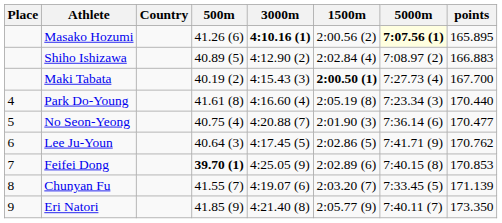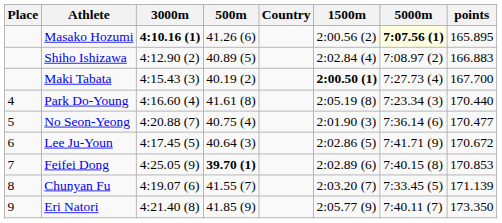columns swapped: (164, 15) <-> (280, 15)
(472, 143) 170.762 -> (472, 143) 170.672
